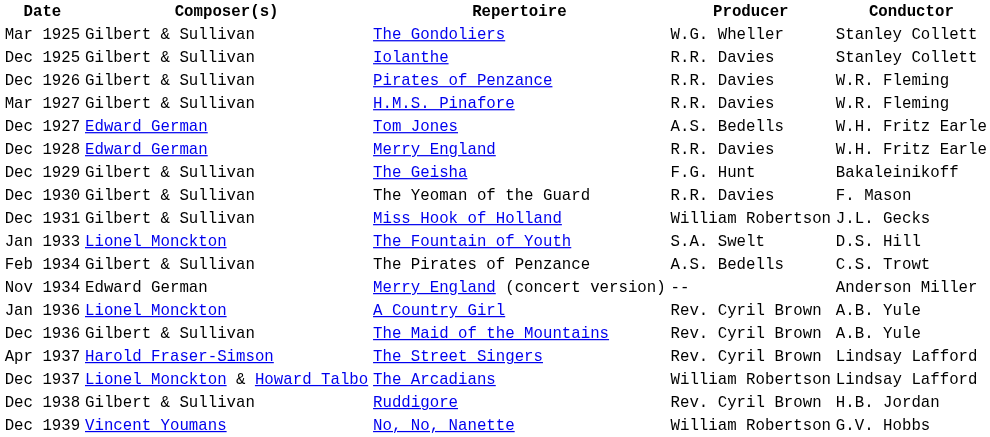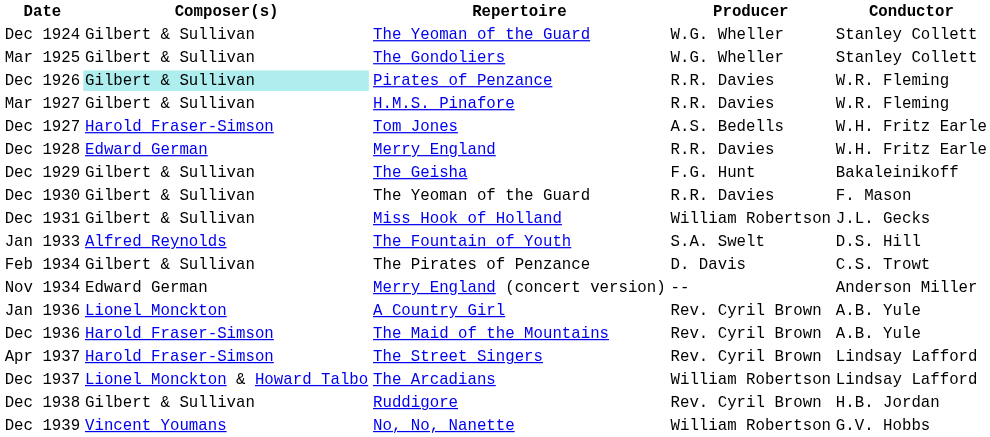+ row: (42, 35)
- row: (42, 58)
(170, 81) no background -> (170, 81) paleturquoise background
(146, 127) Edward German -> (179, 127) Harold Fraser-Simson
(156, 242) Lionel Monckton -> (156, 242) Alfred Reynolds
(727, 265) A.S. Bedells -> (708, 265) D. Davis
(170, 334) Gilbert & Sullivan -> (179, 334) Harold Fraser-Simson
